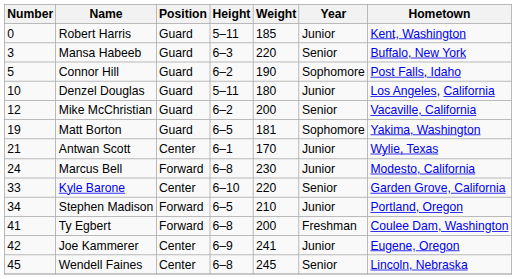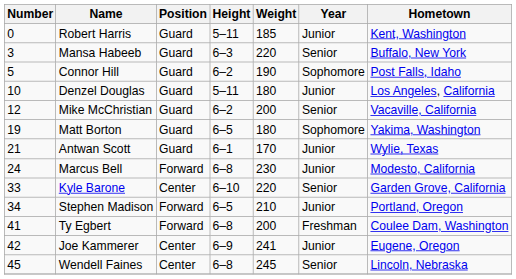(266, 130) 181 -> (266, 130) 180
(177, 149) Center -> (176, 149) Guard
